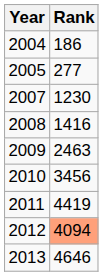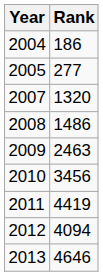(72, 97) 1230 -> (72, 97) 1320
(72, 124) 1416 -> (72, 124) 1486
(72, 230) lightsalmon background -> (72, 230) no background
